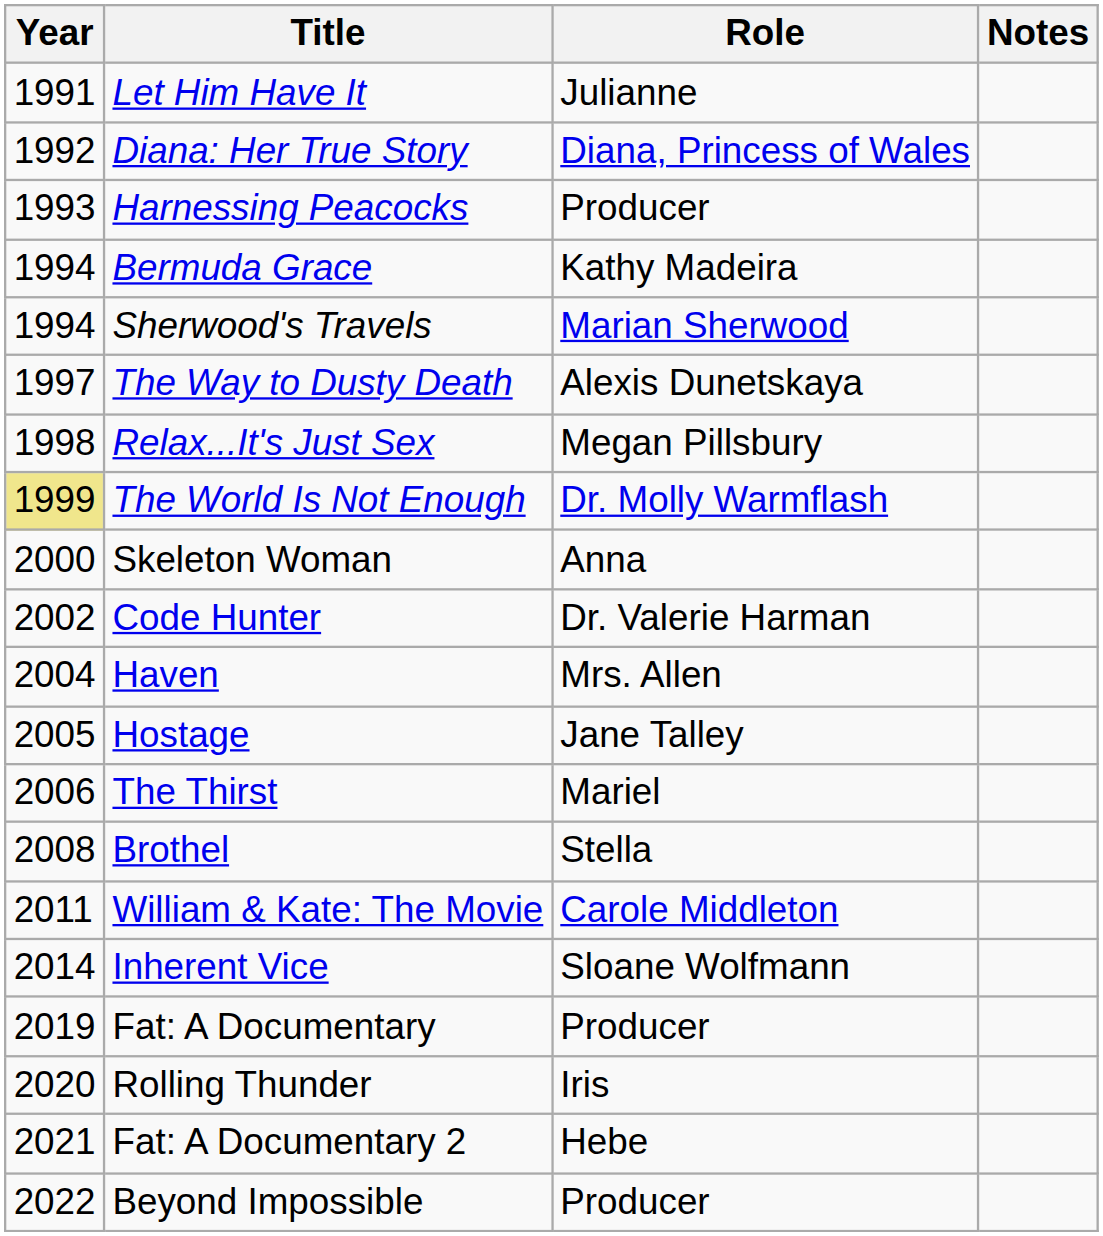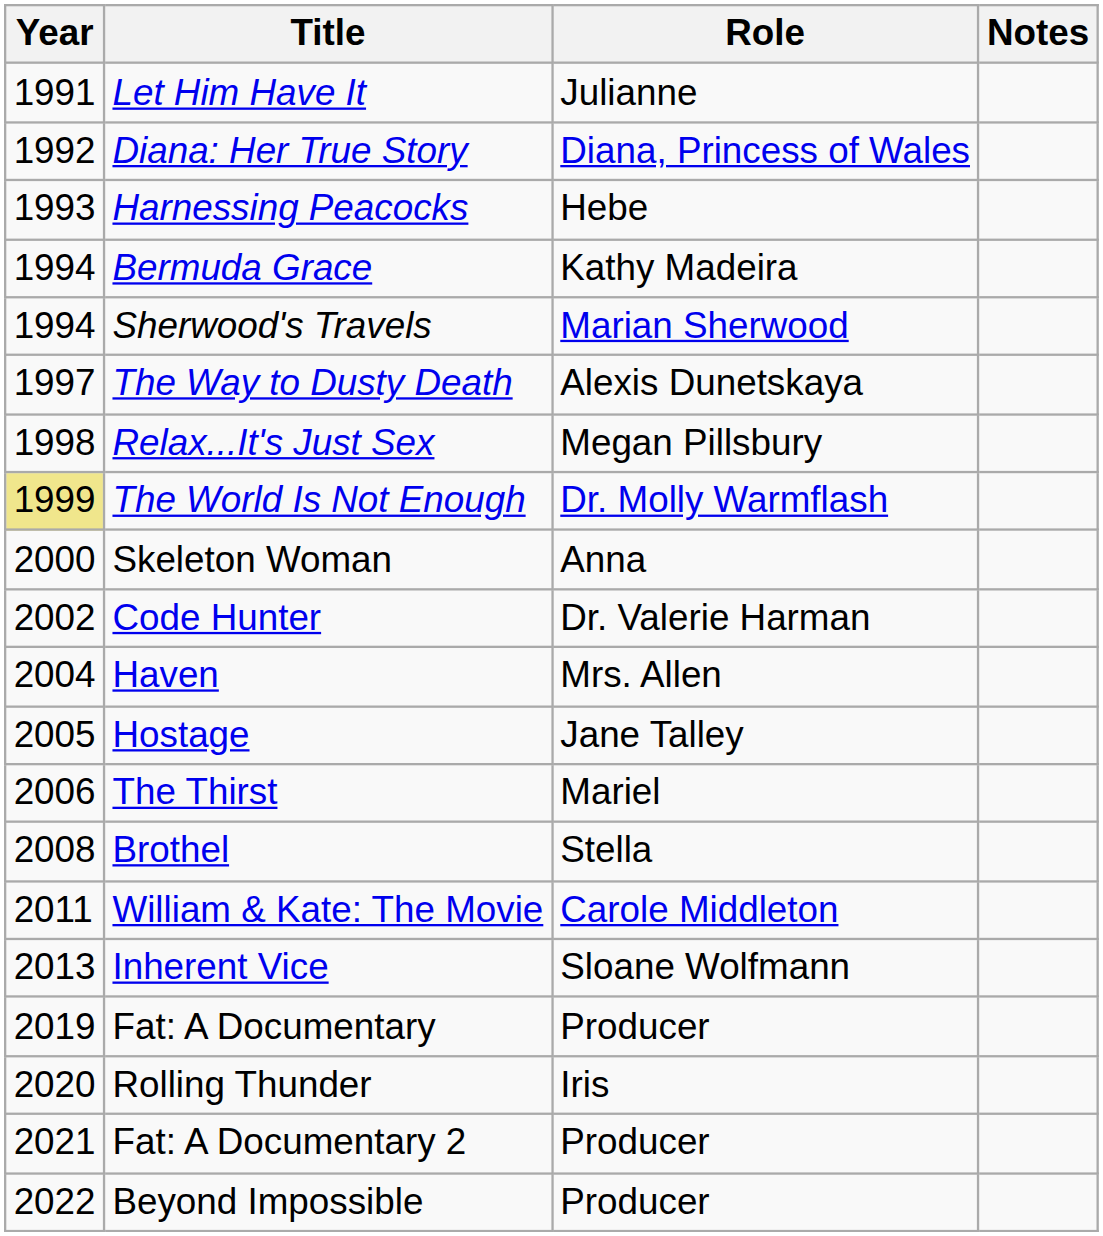(635, 208) Producer -> (604, 208) Hebe
(55, 967) 2014 -> (55, 967) 2013
(604, 1142) Hebe -> (635, 1142) Producer
